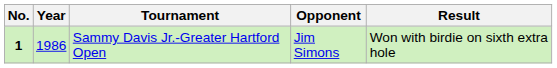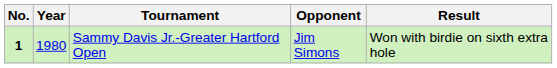(51, 45) 1986 -> (51, 45) 1980
